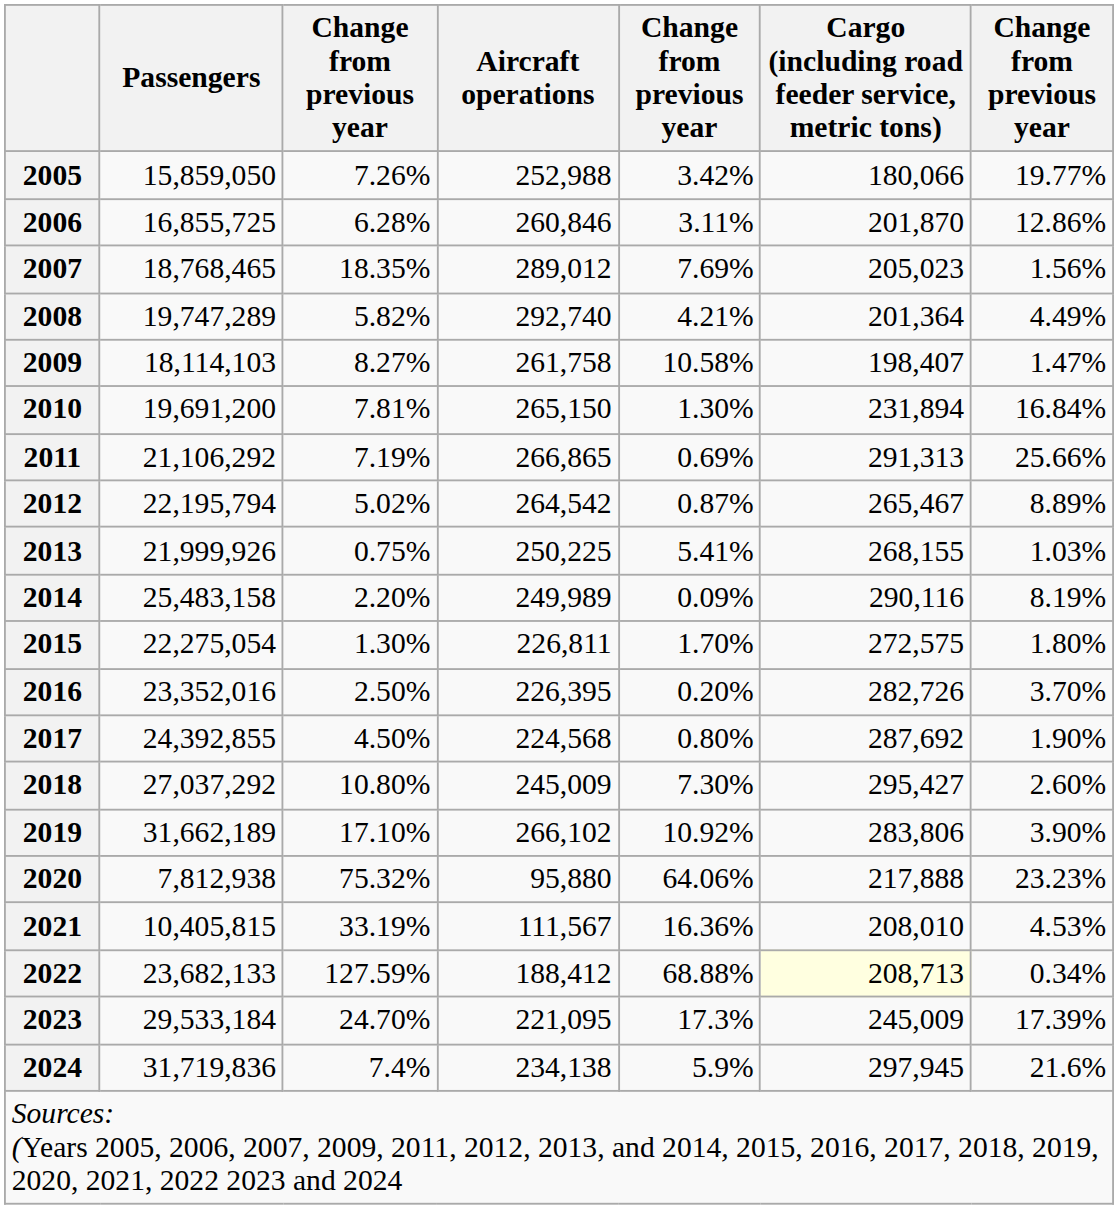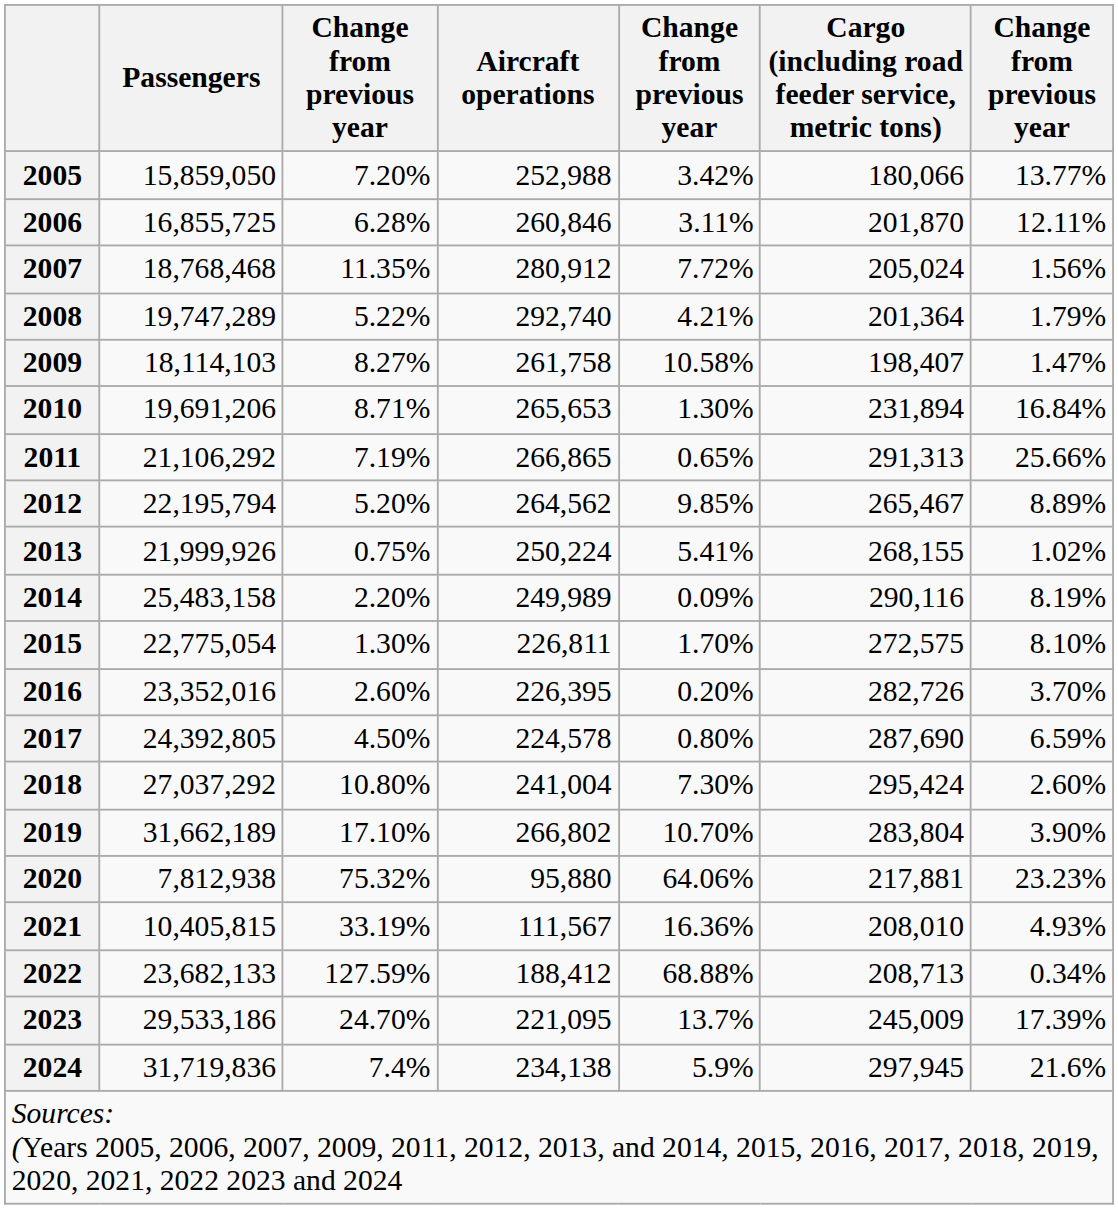(392, 174) 7.26% -> (392, 174) 7.20%
(1061, 174) 19.77% -> (1061, 174) 13.77%
(1061, 221) 12.86% -> (1061, 221) 12.11%
(209, 268) 18,768,465 -> (209, 268) 18,768,468
(385, 268) 18.35% -> (385, 268) 11.35%
(564, 268) 289,012 -> (564, 268) 280,912
(715, 268) 7.69% -> (715, 268) 7.72%
(916, 268) 205,023 -> (916, 268) 205,024
(392, 315) 5.82% -> (392, 315) 5.22%
(1068, 315) 4.49% -> (1068, 315) 1.79%
(209, 409) 19,691,200 -> (209, 409) 19,691,206
(392, 409) 7.81% -> (392, 409) 8.71%
(564, 409) 265,150 -> (564, 409) 265,653
(715, 456) 0.69% -> (715, 456) 0.65%
(392, 503) 5.02% -> (392, 503) 5.20%
(564, 503) 264,542 -> (564, 503) 264,562
(715, 503) 0.87% -> (715, 503) 9.85%
(564, 550) 250,225 -> (564, 550) 250,224
(1068, 550) 1.03% -> (1068, 550) 1.02%
(209, 644) 22,275,054 -> (209, 644) 22,775,054
(1068, 644) 1.80% -> (1068, 644) 8.10%
(392, 691) 2.50% -> (392, 691) 2.60%
(209, 738) 24,392,855 -> (209, 738) 24,392,805
(564, 738) 224,568 -> (564, 738) 224,578
(916, 738) 287,692 -> (916, 738) 287,690
(1068, 738) 1.90% -> (1068, 738) 6.59%
(564, 785) 245,009 -> (564, 785) 241,004
(916, 785) 295,427 -> (916, 785) 295,424
(564, 832) 266,102 -> (564, 832) 266,802
(708, 832) 10.92% -> (708, 832) 10.70%
(916, 832) 283,806 -> (916, 832) 283,804
(916, 878) 217,888 -> (916, 878) 217,881
(1068, 925) 4.53% -> (1068, 925) 4.93%
(916, 972) lightyellow background -> (916, 972) no background
(209, 1019) 29,533,184 -> (209, 1019) 29,533,186
(715, 1019) 17.3% -> (715, 1019) 13.7%
